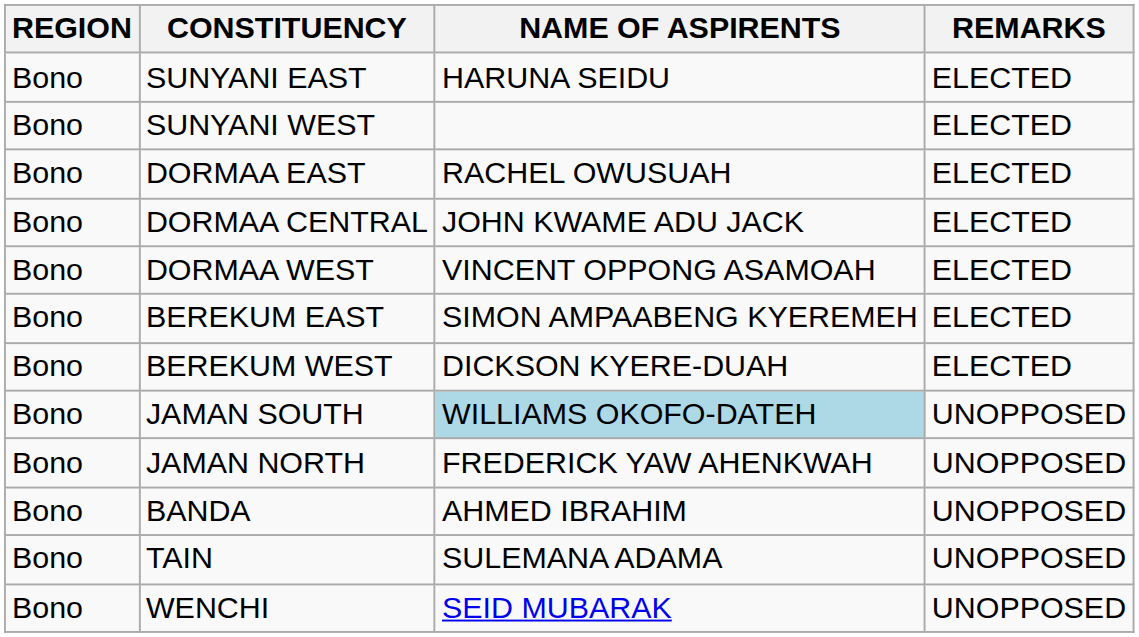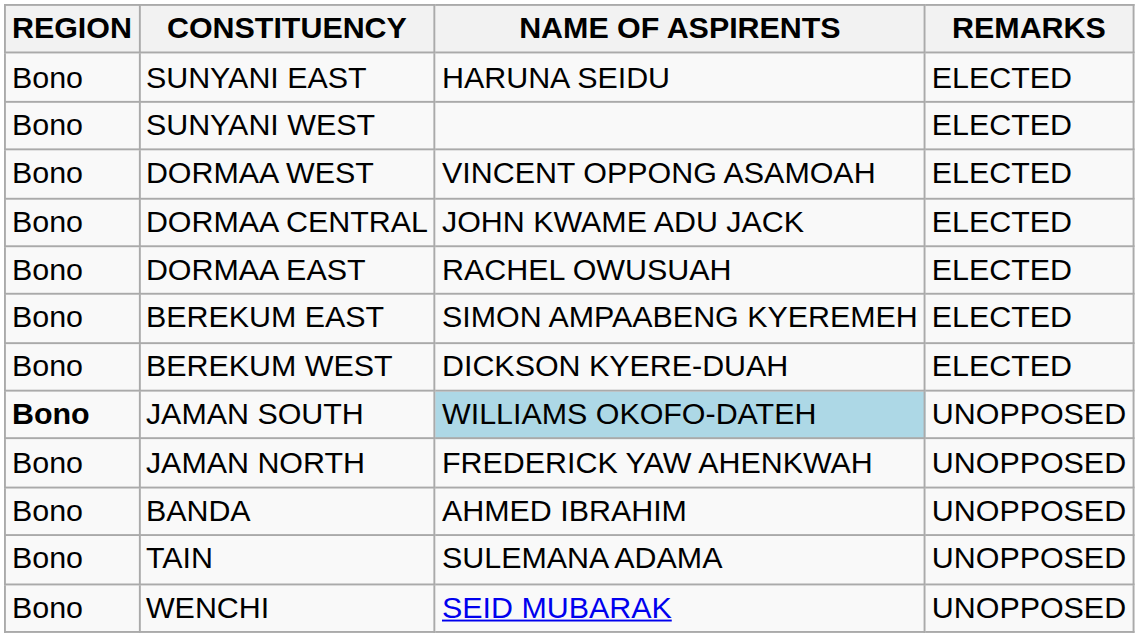rows swapped: (260, 269) <-> (256, 173)
(47, 414) normal -> (51, 414) bold
